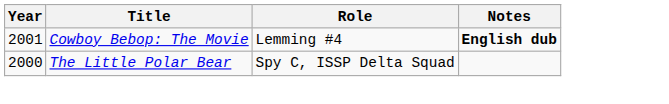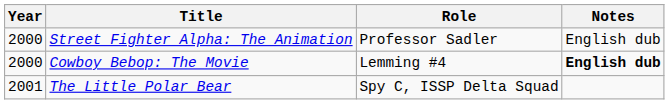+ row: (201, 40)
(25, 40) 2001 -> (25, 63) 2000
(25, 63) 2000 -> (25, 87) 2001
